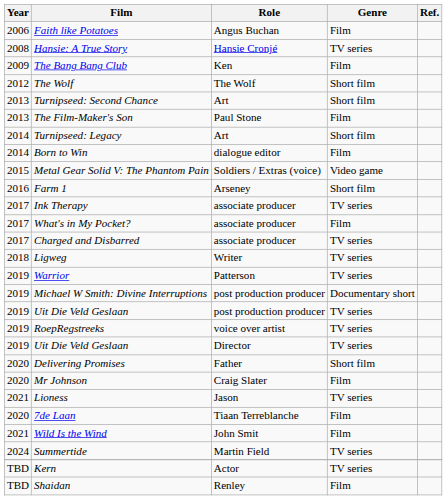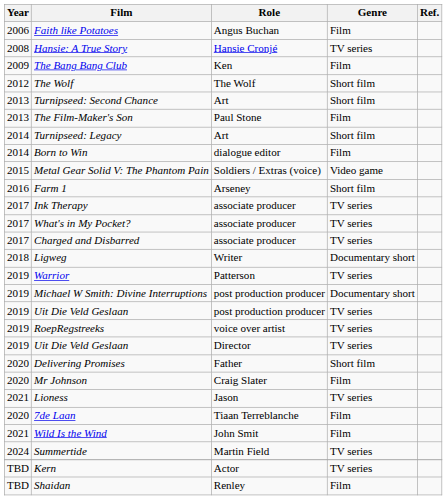(340, 223) Film -> (351, 223) TV series
(351, 258) TV series -> (372, 258) Documentary short
